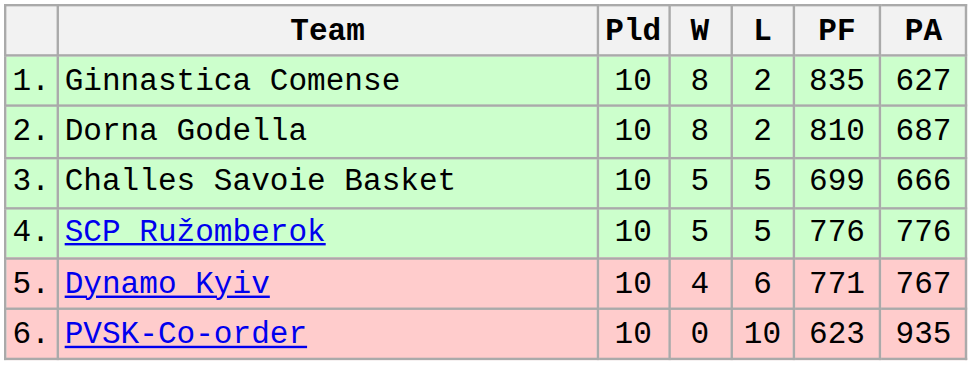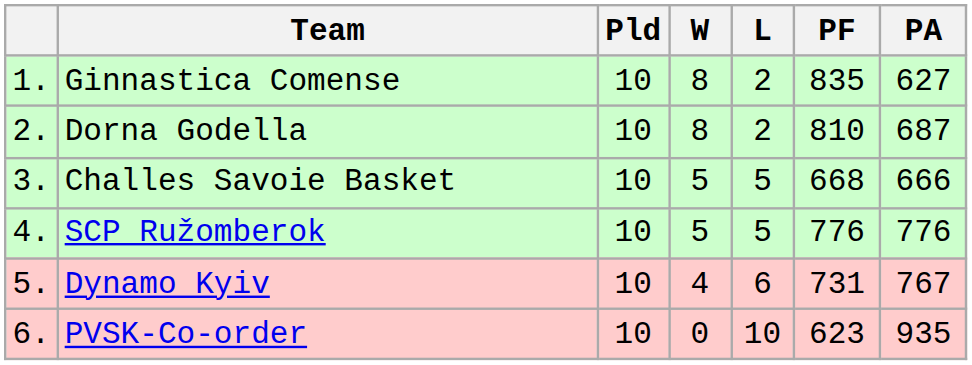(837, 182) 699 -> (837, 182) 668
(837, 284) 771 -> (837, 284) 731
